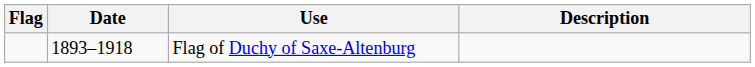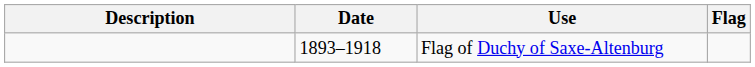columns swapped: (26, 18) <-> (605, 18)
